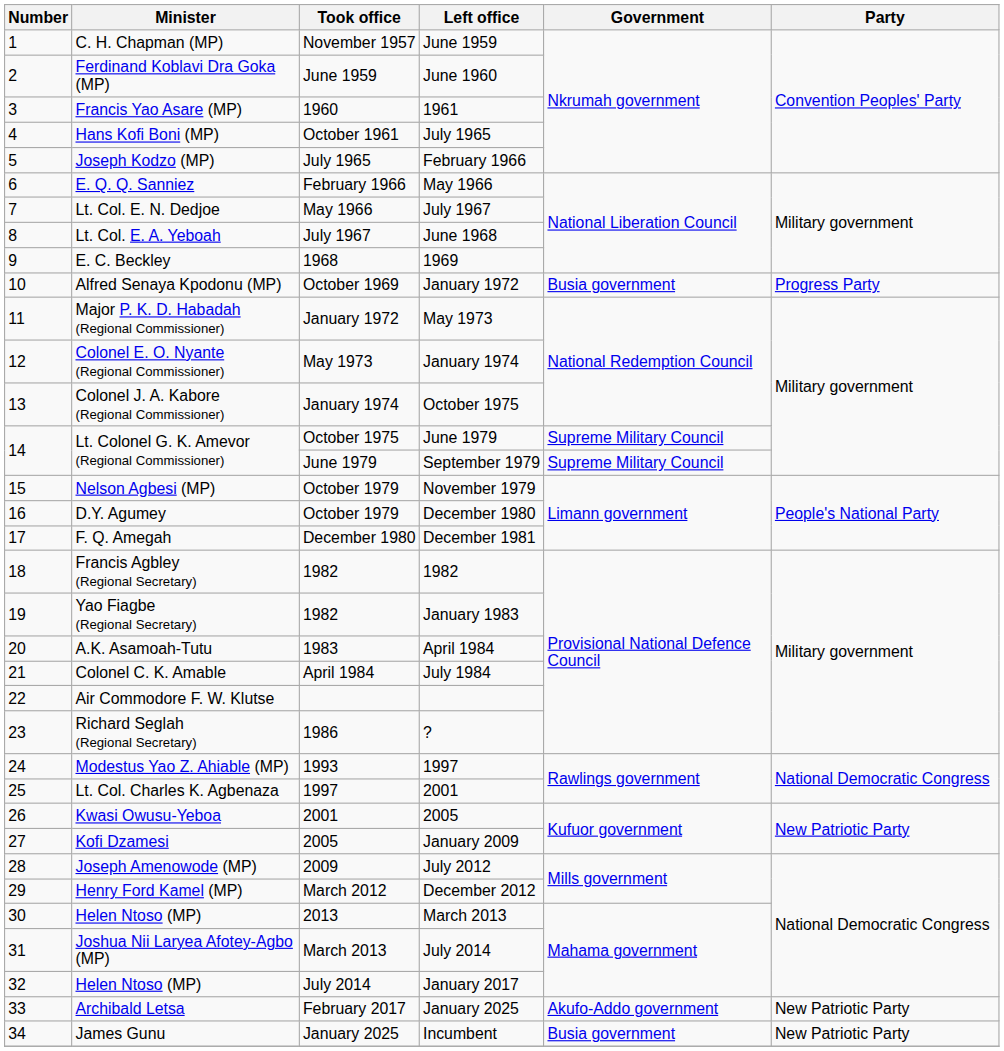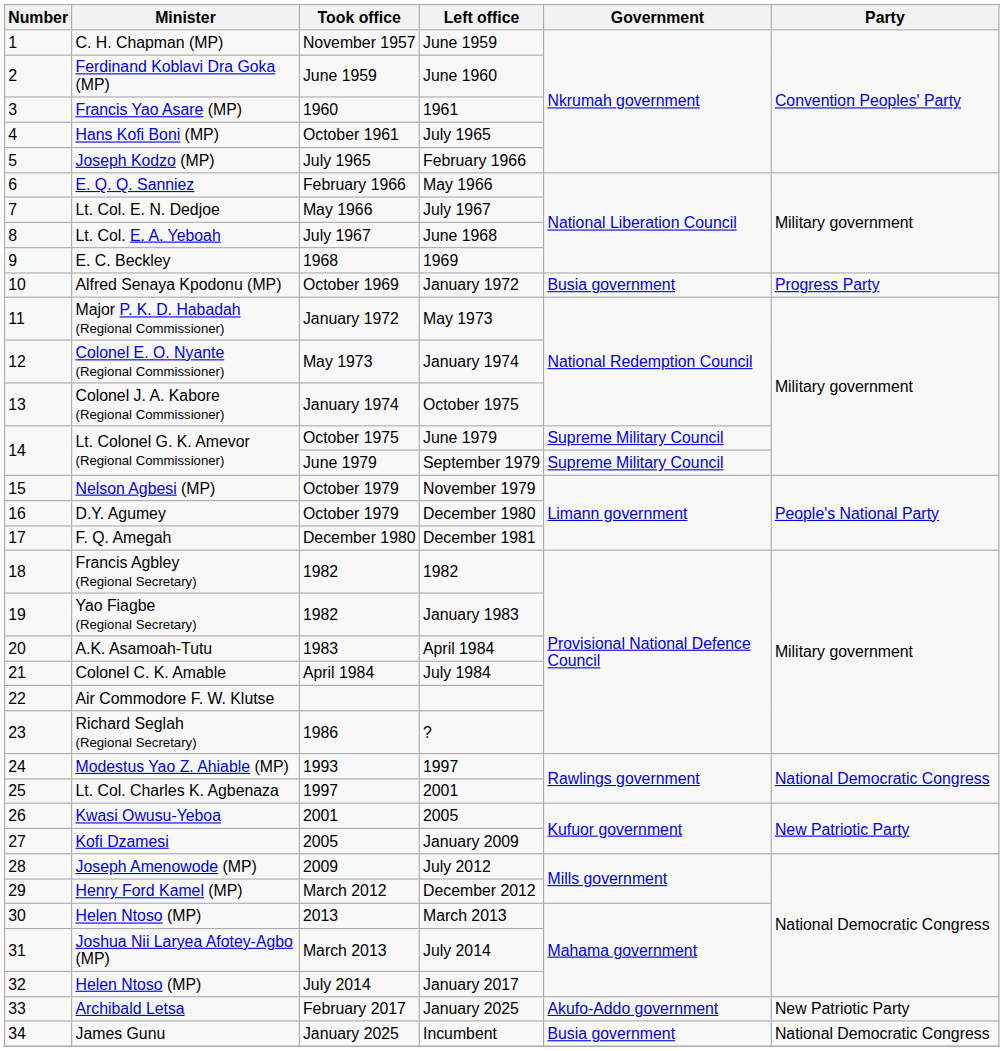(842, 1034) New Patriotic Party -> (882, 1034) National Democratic Congress
